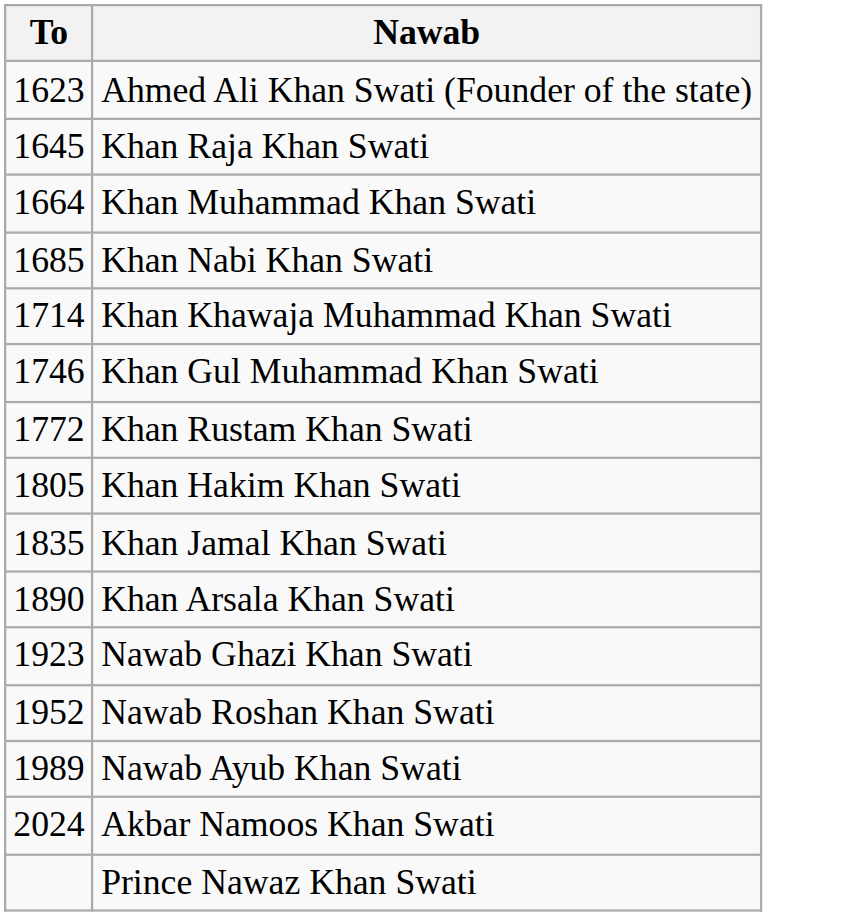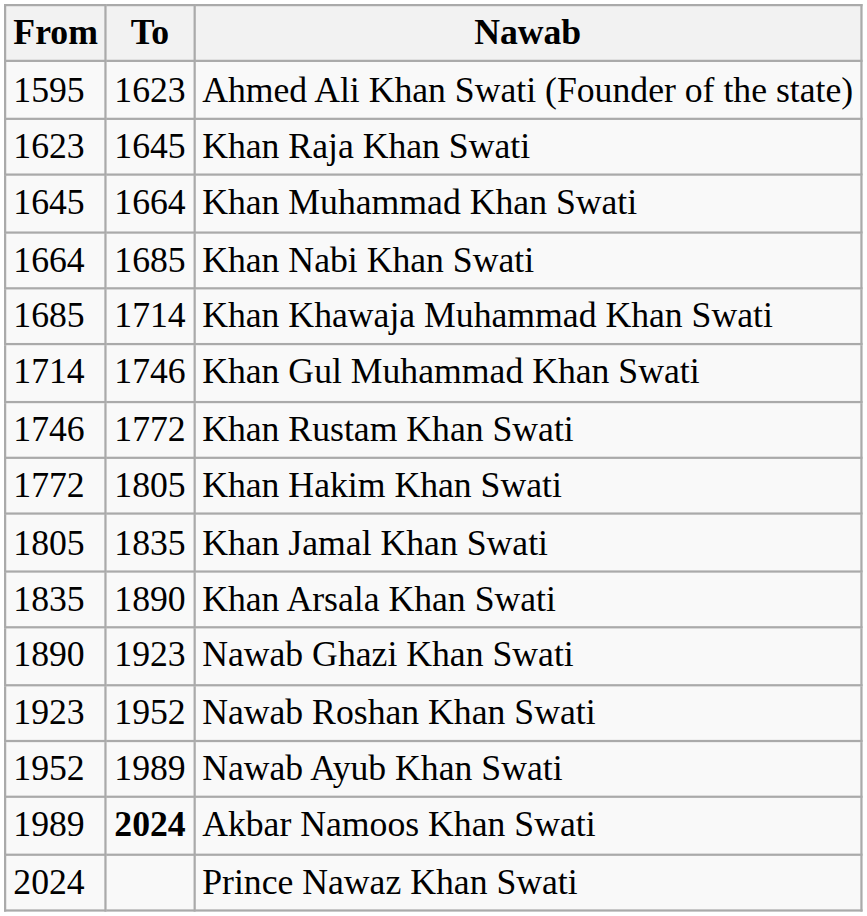+ column: (56, 32)
(49, 825) normal -> (150, 825) bold
